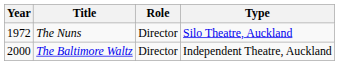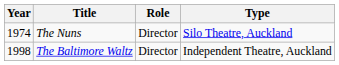(19, 32) 1972 -> (19, 32) 1974
(19, 51) 2000 -> (19, 51) 1998
